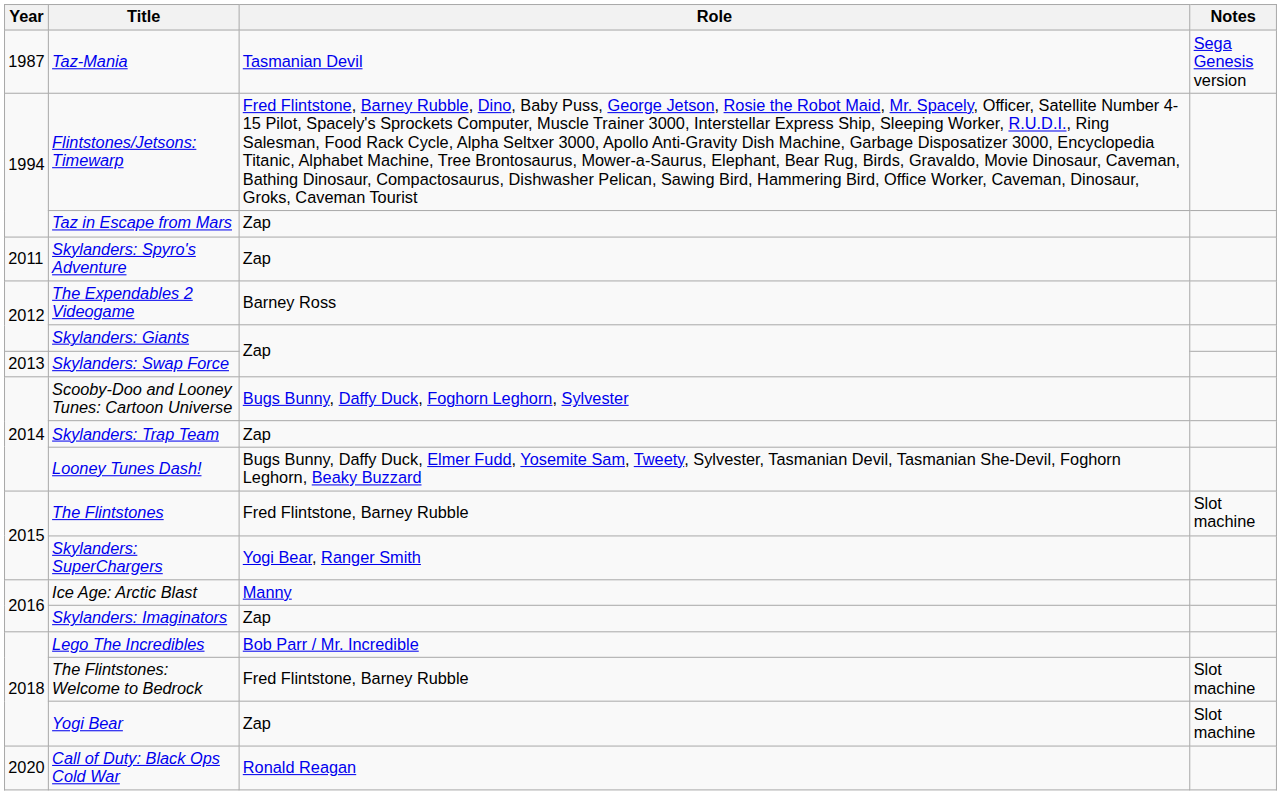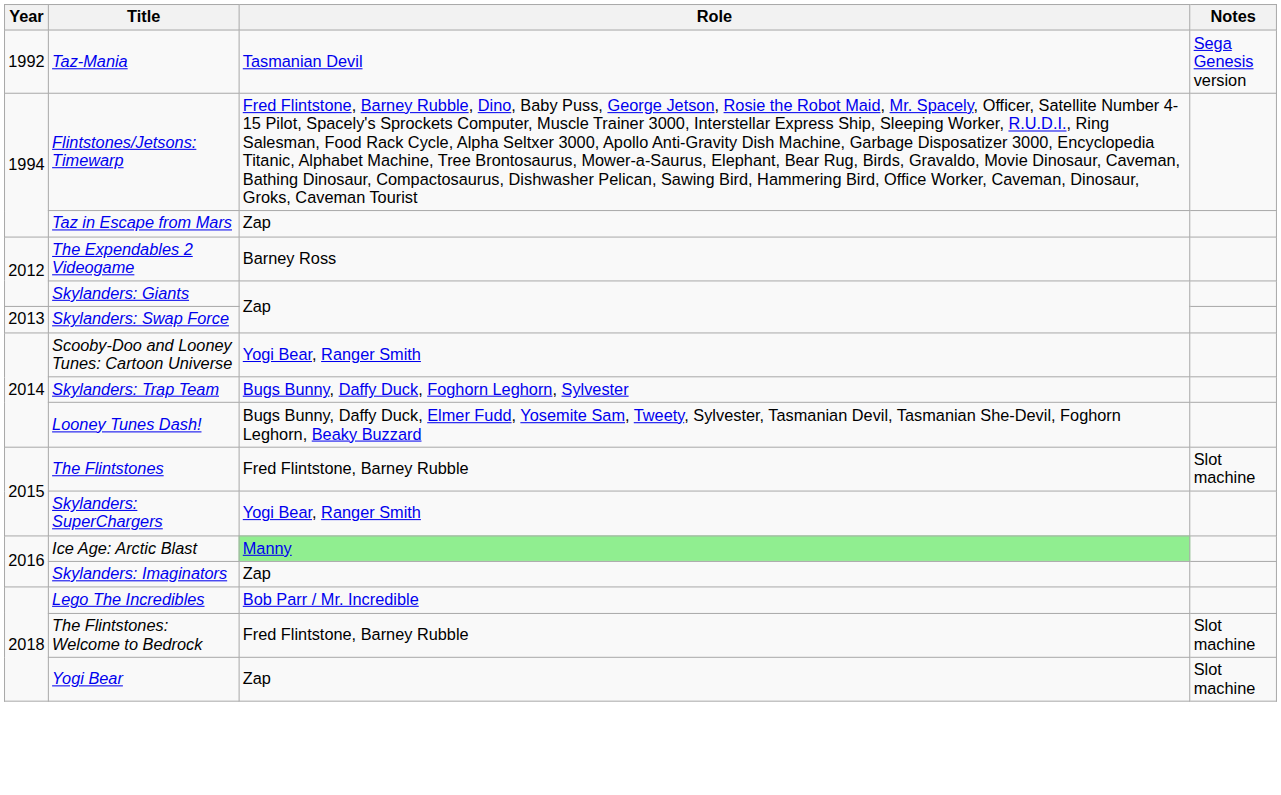(26, 61) 1987 -> (26, 61) 1992
- row: (124, 258)
(436, 398) Bugs Bunny, Daffy Duck, Foghorn Leghorn, Sylvester -> (332, 354) Yogi Bear, Ranger Smith
(257, 433) Zap -> (436, 389) Bugs Bunny, Daffy Duck, Foghorn Leghorn, Sylvester
(267, 592) no background -> (267, 548) lightgreen background
- row: (136, 767)
